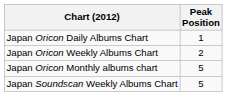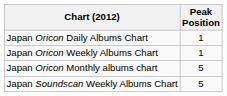(201, 53) 2 -> (201, 53) 1
